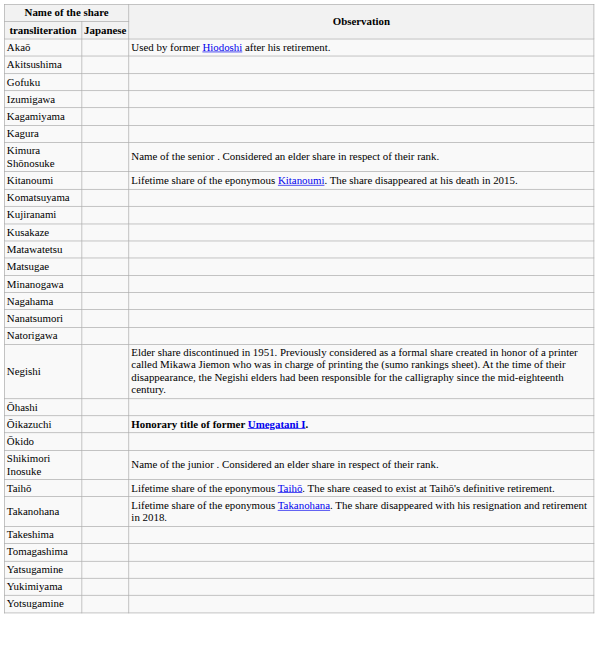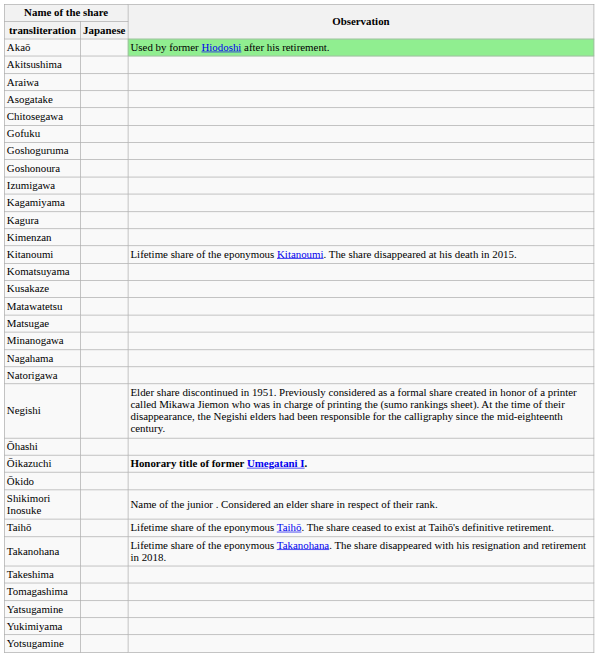(231, 47) no background -> (230, 47) lightgreen background
+ row: (23, 82)
+ row: (30, 99)
+ row: (35, 116)
+ row: (38, 151)
+ row: (33, 168)
+ row: (29, 237)
- row: (31, 157)
- row: (32, 215)
- row: (35, 318)
